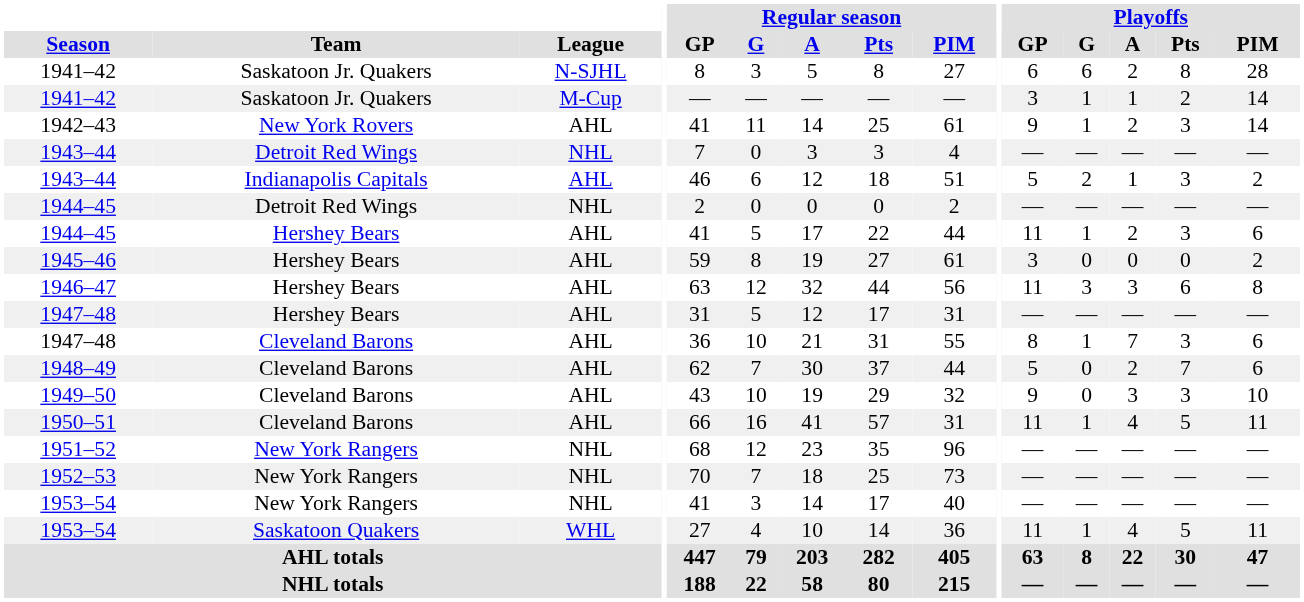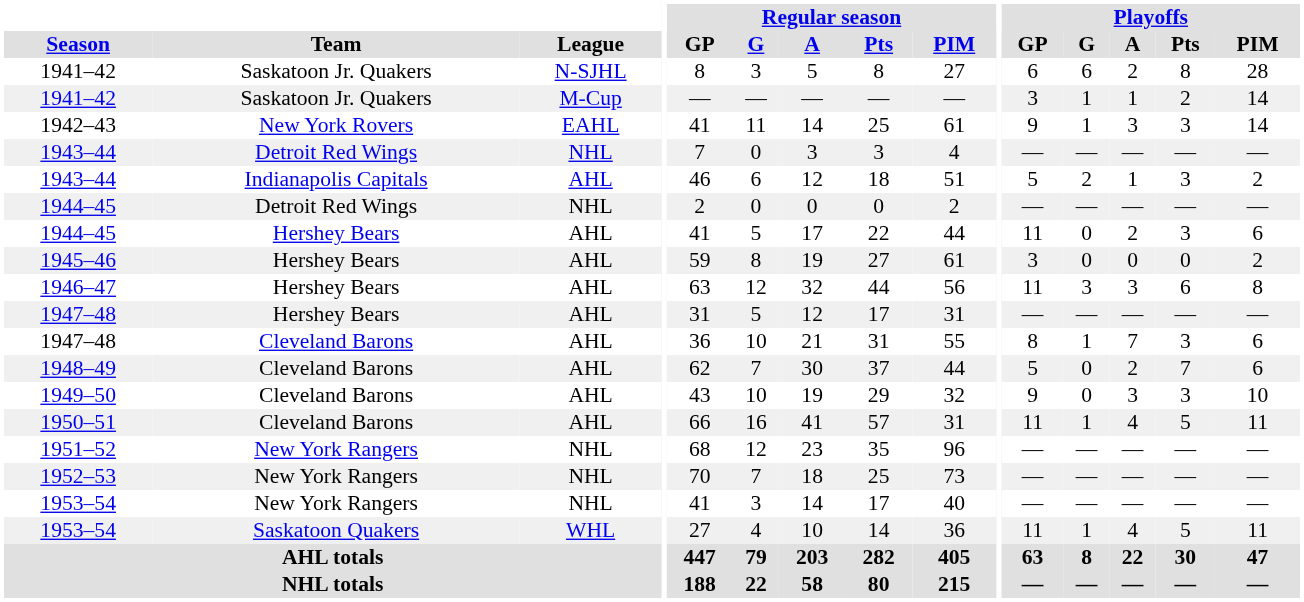(591, 125) AHL -> (591, 125) EAHL
(1133, 125) 2 -> (1133, 125) 3
(1087, 233) 1 -> (1087, 233) 0
